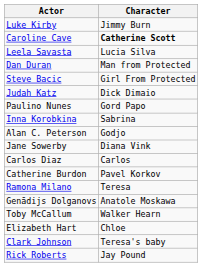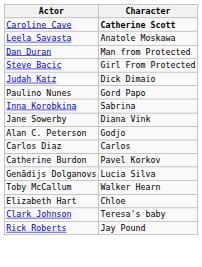- row: (31, 25)
(128, 52) Lucia Silva -> (138, 38) Anatole Moskawa
rows swapped: (46, 133) <-> (36, 147)
- row: (39, 187)
(138, 201) Anatole Moskawa -> (128, 174) Lucia Silva
